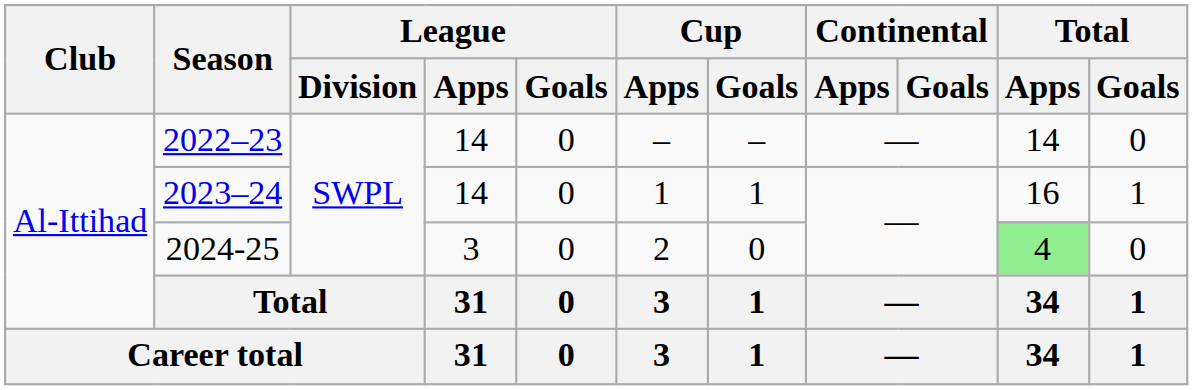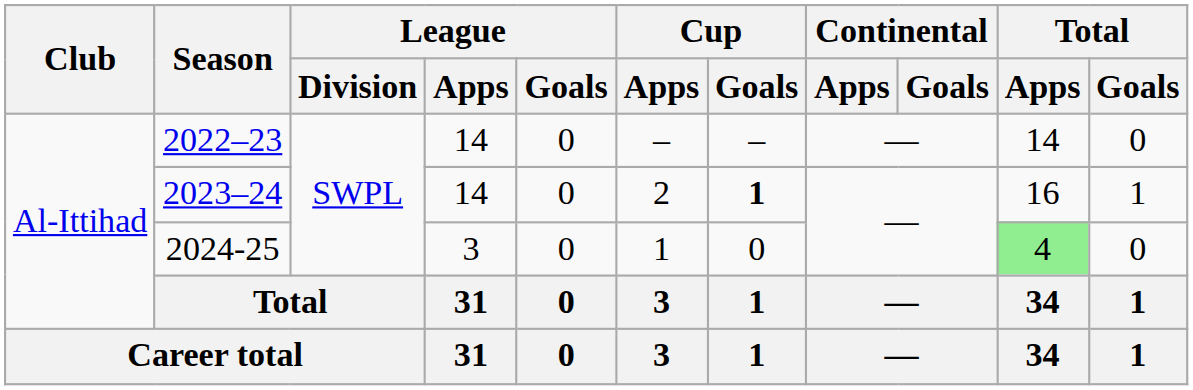(661, 193) 1 -> (661, 193) 2
(757, 193) normal -> (757, 193) bold
(661, 247) 2 -> (661, 247) 1
